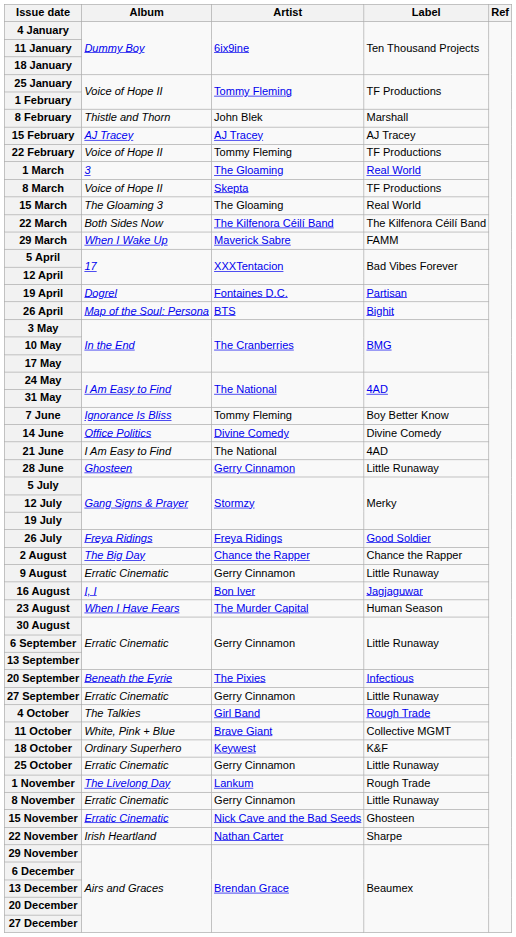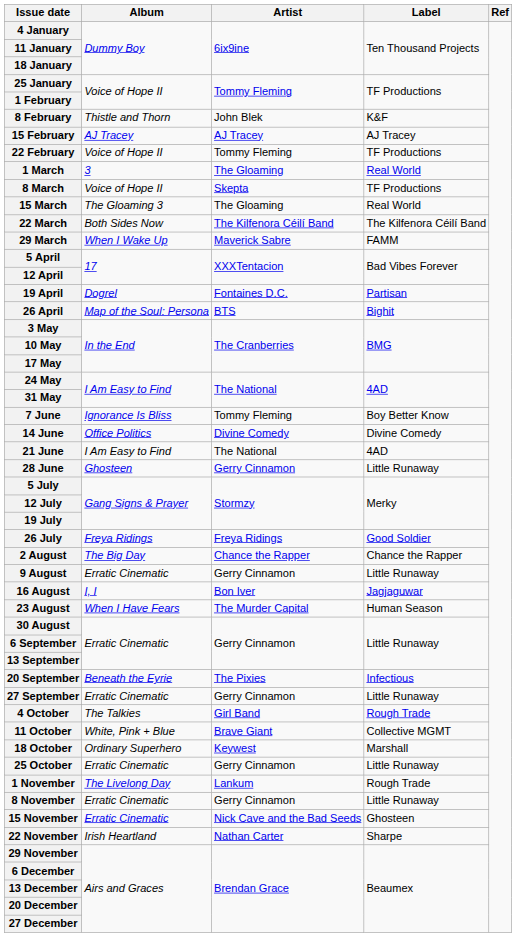(387, 118) Marshall -> (377, 118) K&F
(377, 748) K&F -> (387, 748) Marshall
